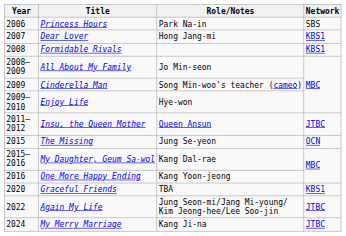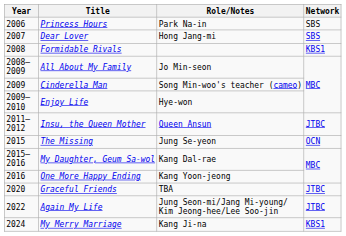(315, 37) KBS1 -> (313, 37) SBS
(315, 190) KBS1 -> (315, 190) JTBC
(315, 225) JTBC -> (315, 225) KBS1
